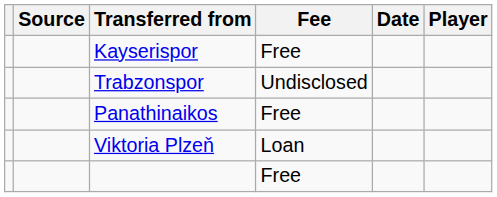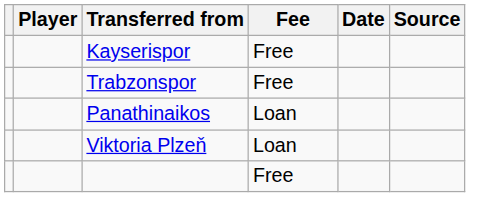columns swapped: (458, 20) <-> (52, 20)
(314, 82) Undisclosed -> (273, 82) Free
(281, 113) Free -> (275, 113) Loan
